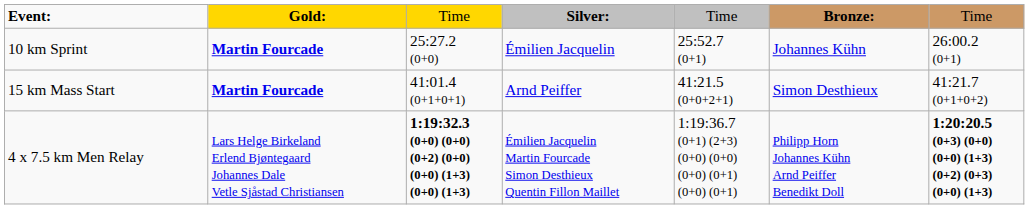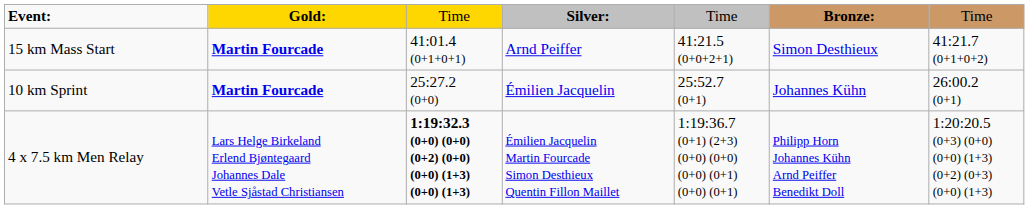rows swapped: (48, 49) <-> (61, 90)
(962, 157) bold -> (962, 157) normal
